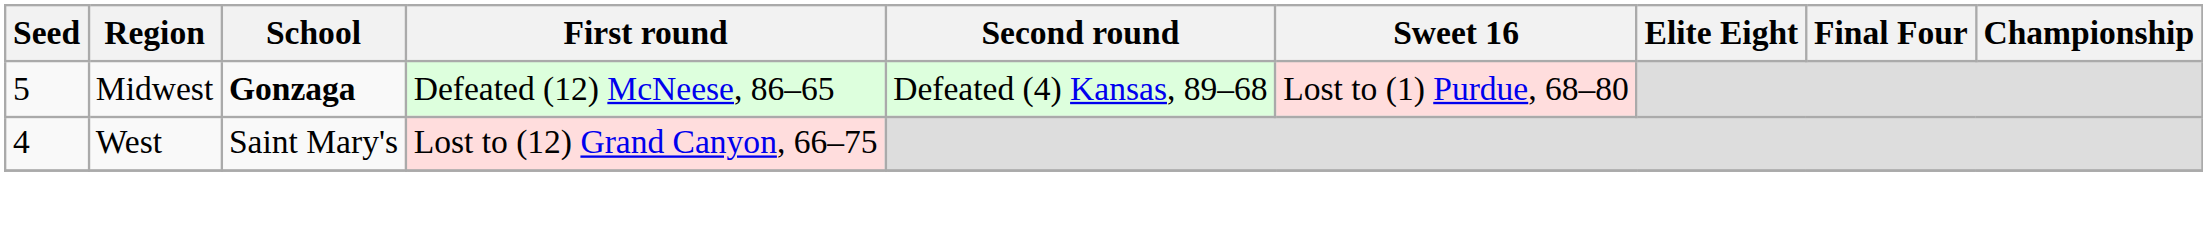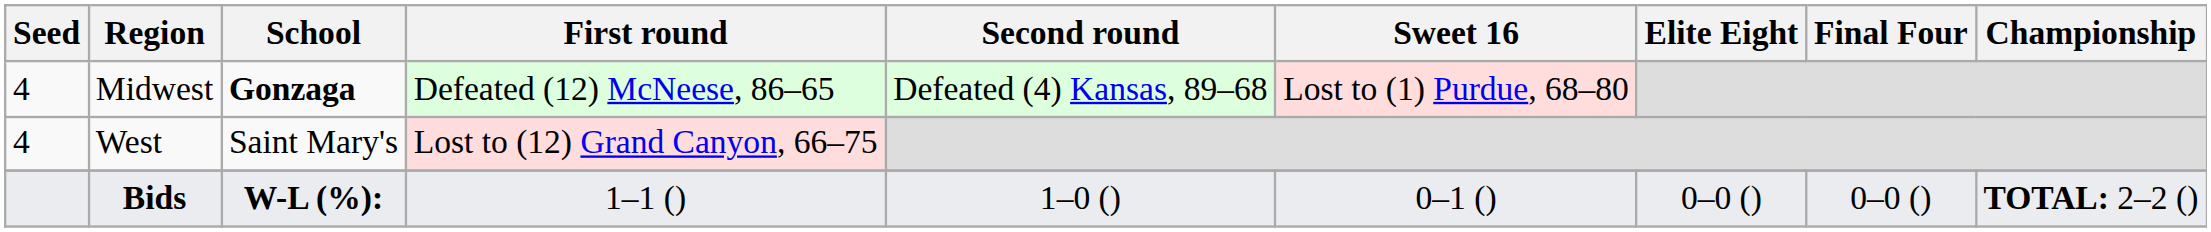(21, 87) 5 -> (21, 87) 4
+ row: (155, 198)
